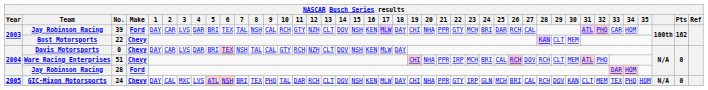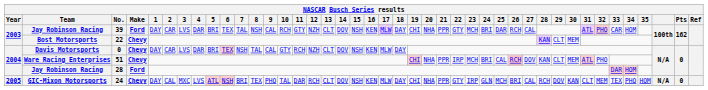(544, 60) RCH -> (544, 60) KAN
